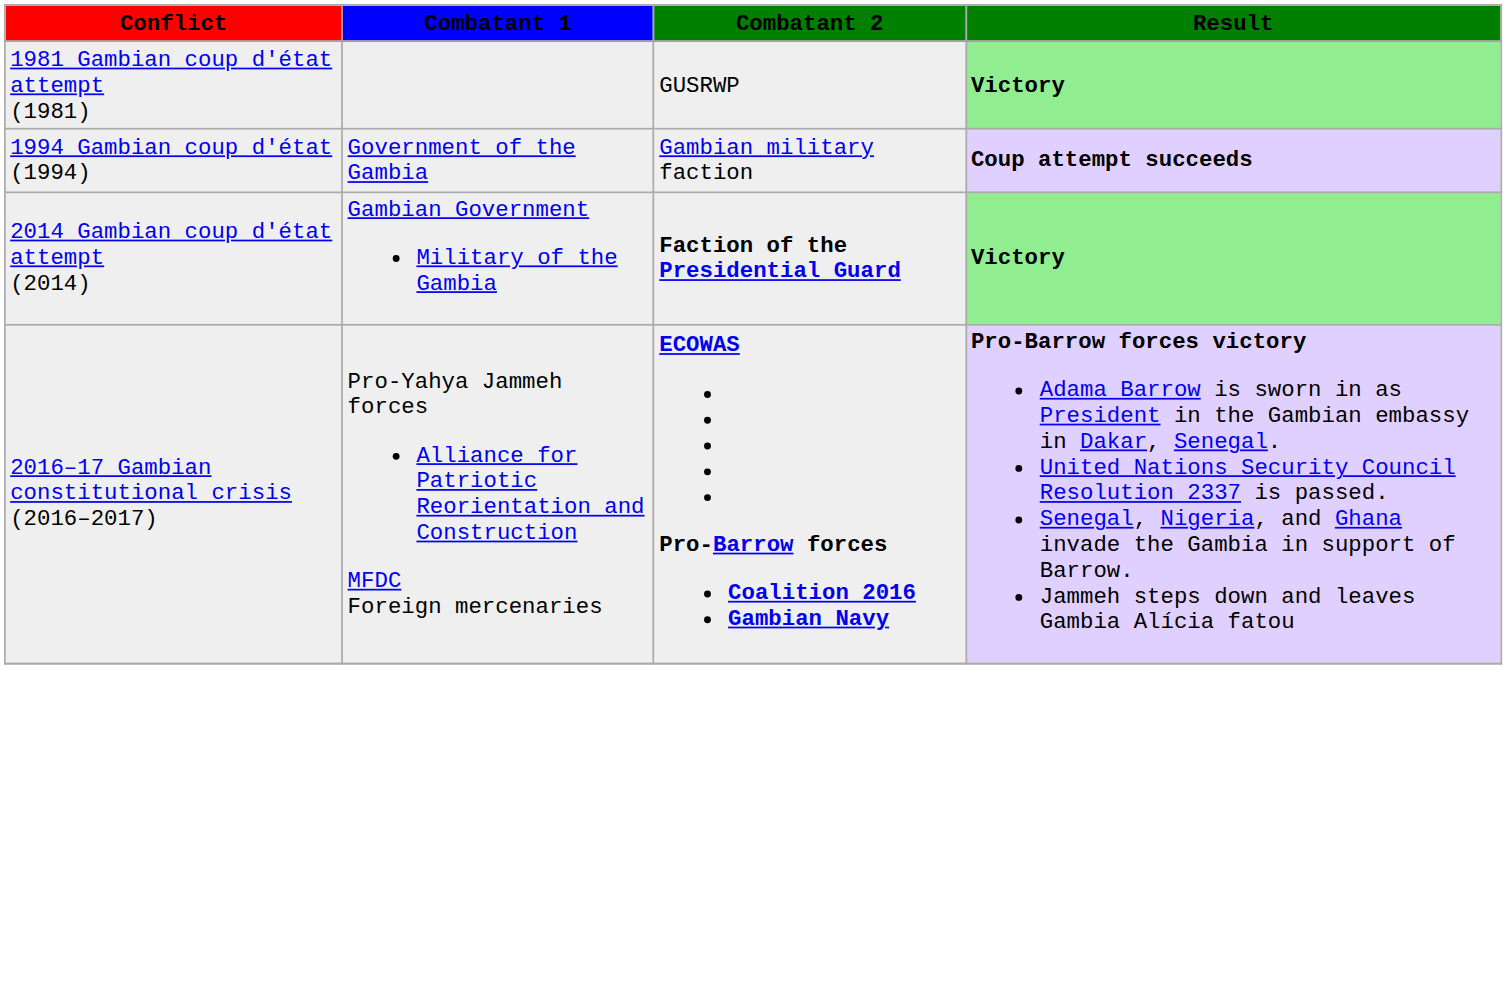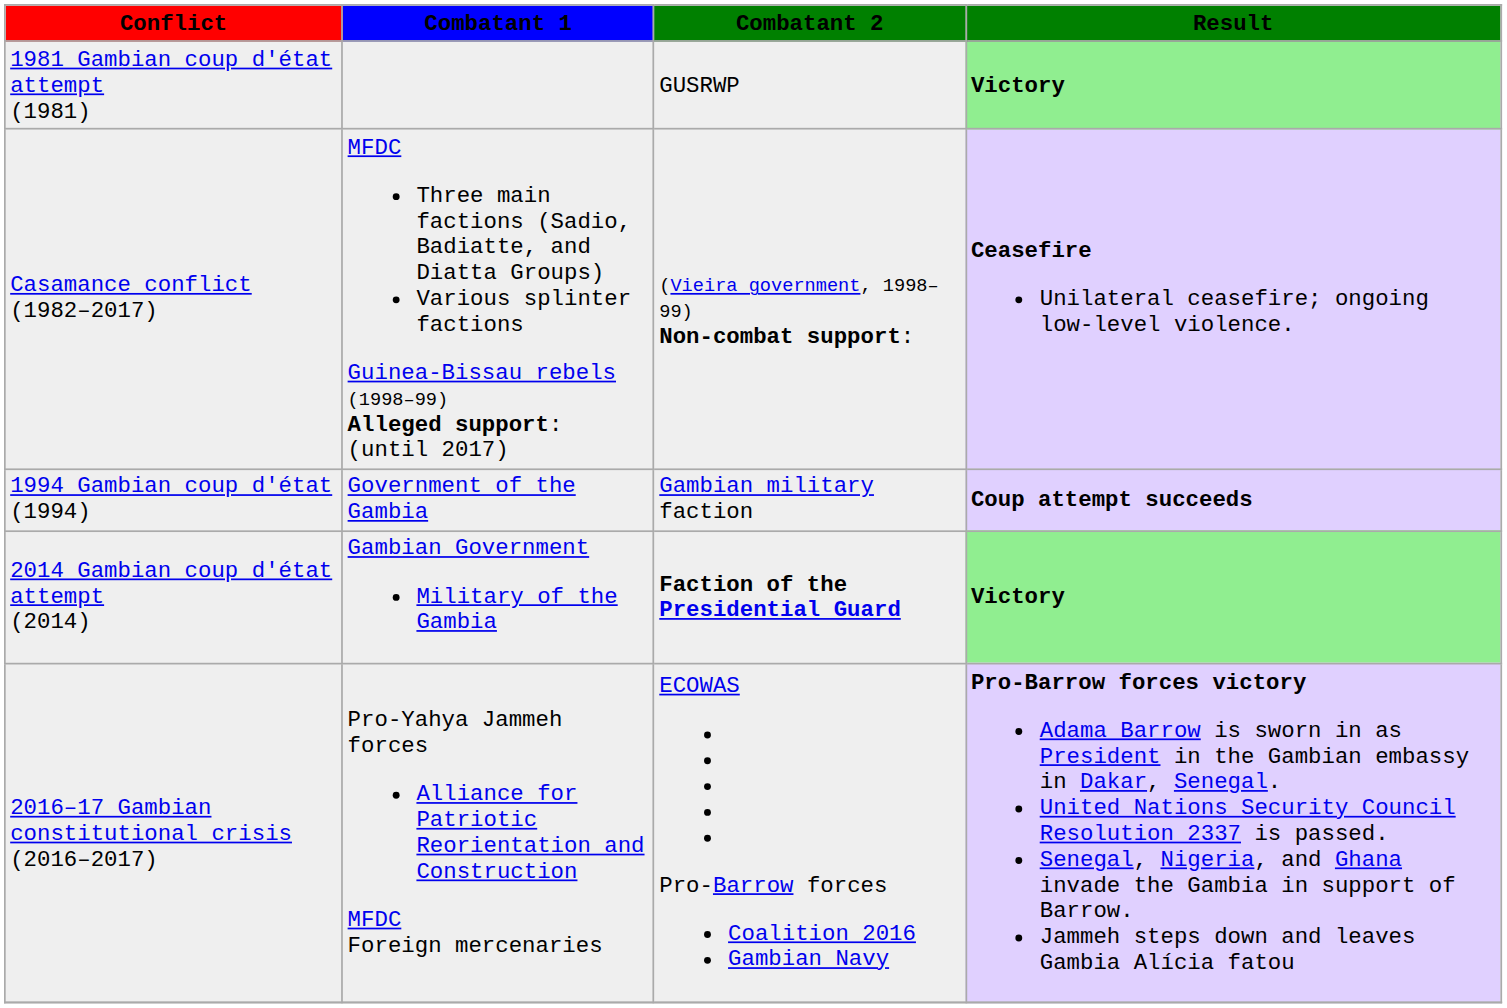+ row: (131, 299)
(810, 483) bold -> (810, 822) normal
